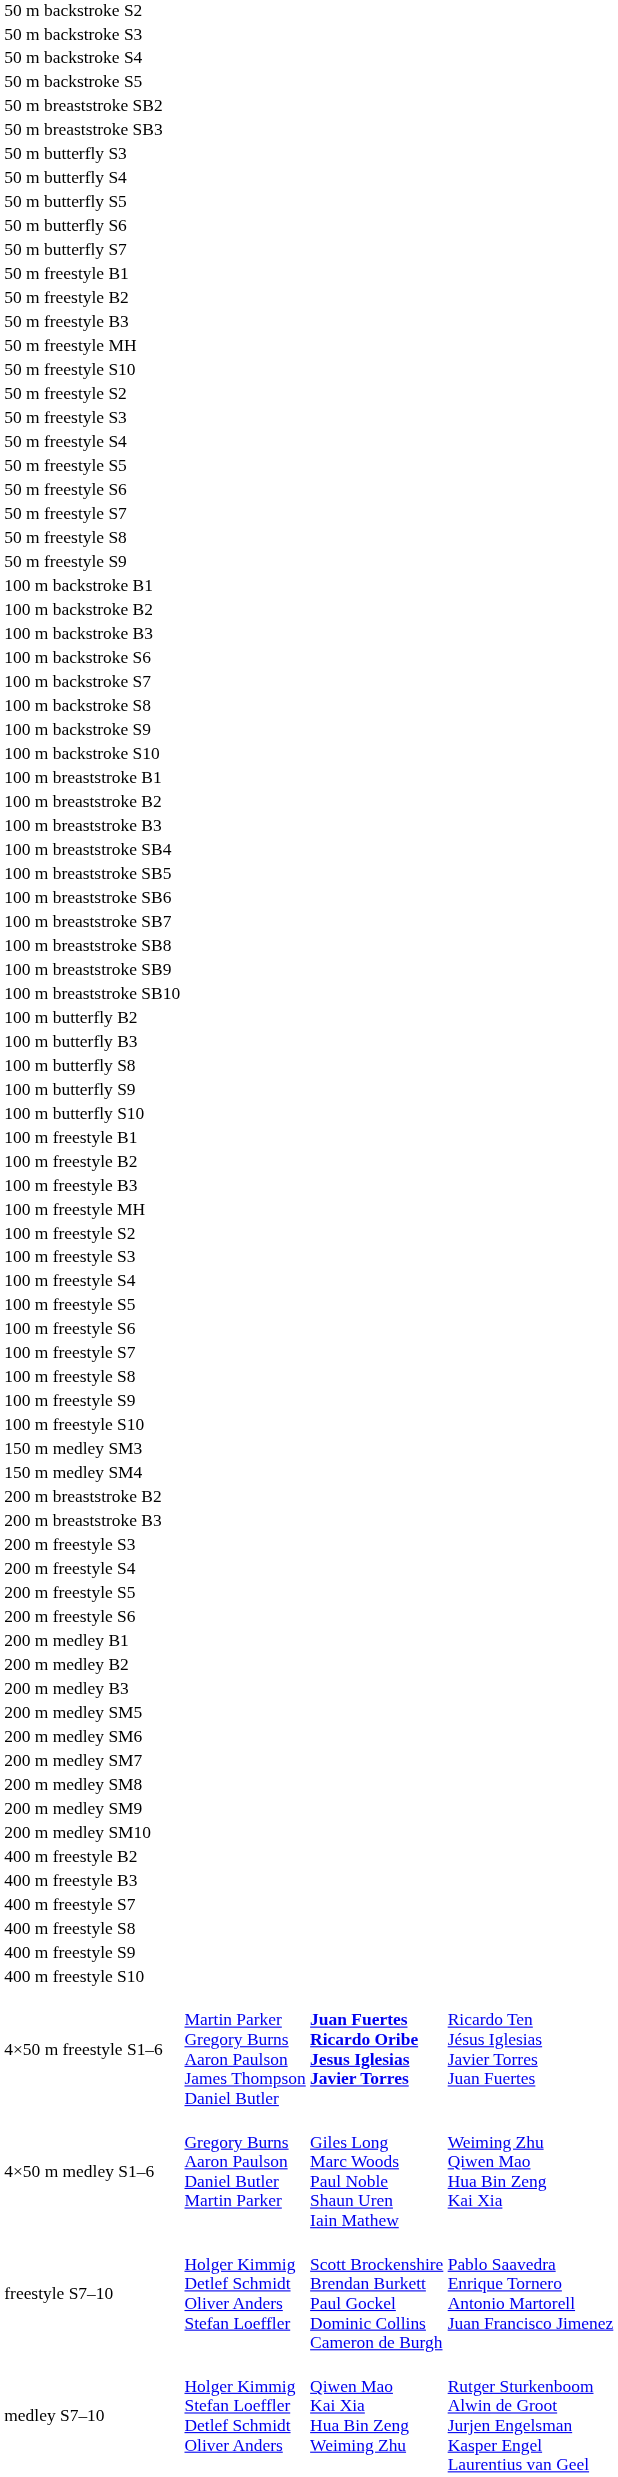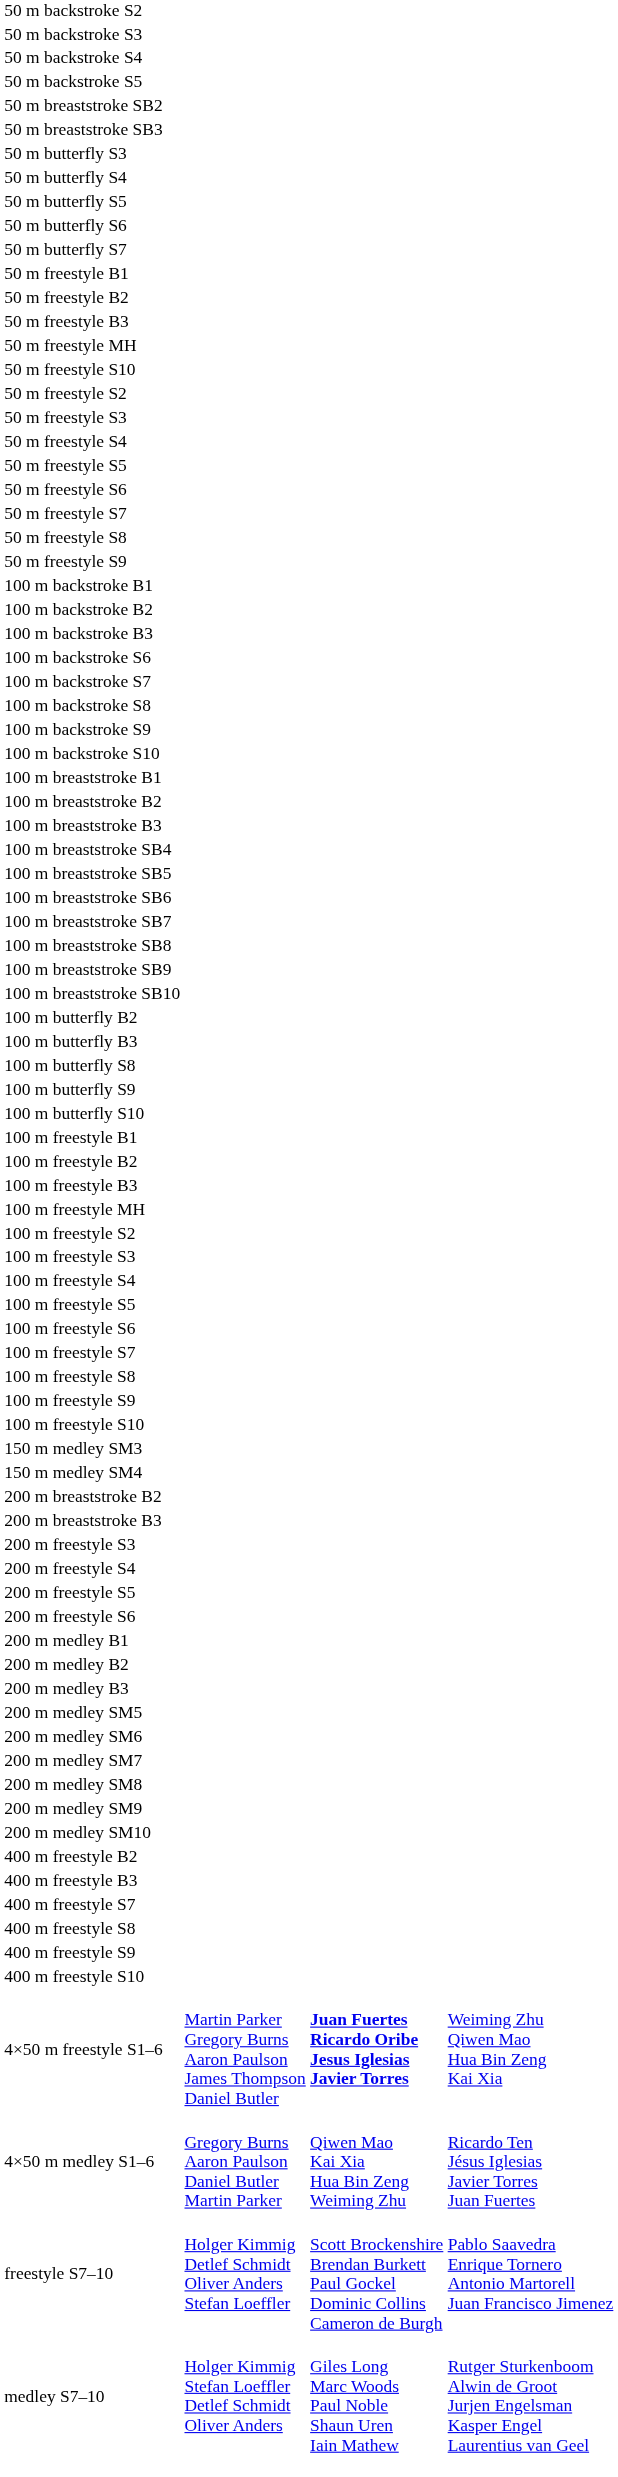(495, 2049) Ricardo Ten Jésus Iglesias Javier Torres Juan Fuertes -> (497, 2049) Weiming Zhu Qiwen Mao Hua Bin Zeng Kai Xia
(355, 2181) Giles Long Marc Woods Paul Noble Shaun Uren Iain Mathew -> (360, 2171) Qiwen Mao Kai Xia Hua Bin Zeng Weiming Zhu
(497, 2171) Weiming Zhu Qiwen Mao Hua Bin Zeng Kai Xia -> (495, 2171) Ricardo Ten Jésus Iglesias Javier Torres Juan Fuertes
(360, 2415) Qiwen Mao Kai Xia Hua Bin Zeng Weiming Zhu -> (355, 2405) Giles Long Marc Woods Paul Noble Shaun Uren Iain Mathew
